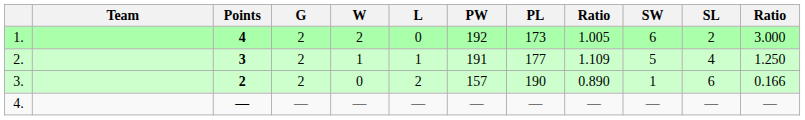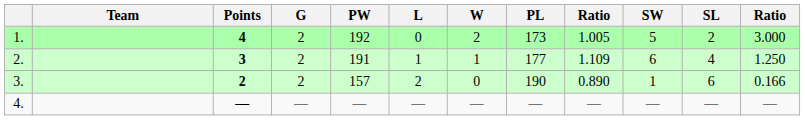columns swapped: (360, 15) <-> (477, 15)
(653, 37) 6 -> (653, 37) 5
(653, 59) 5 -> (653, 59) 6
